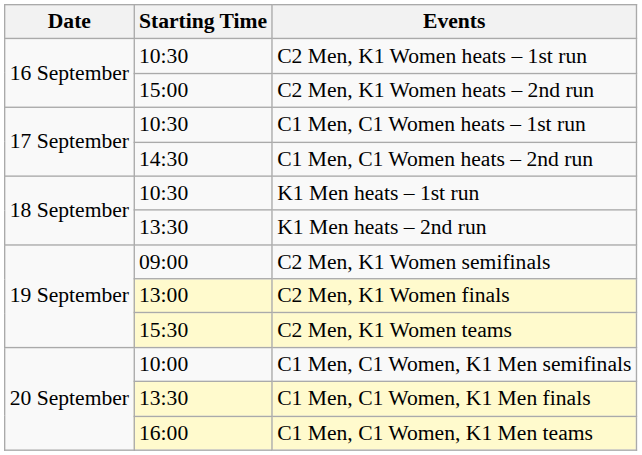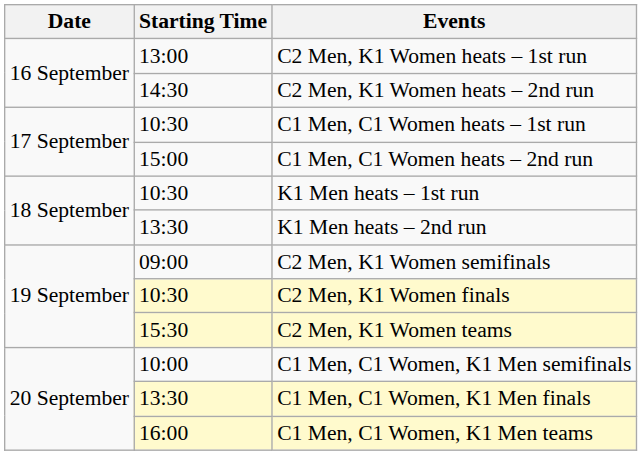(164, 55) 10:30 -> (164, 55) 13:00
(164, 90) 15:00 -> (164, 90) 14:30
(164, 158) 14:30 -> (164, 158) 15:00
(164, 295) 13:00 -> (164, 295) 10:30
